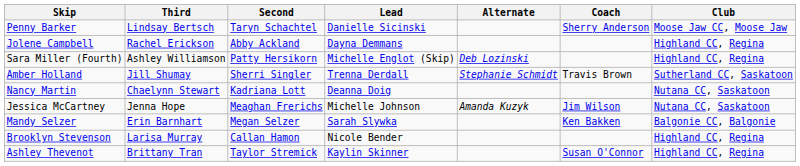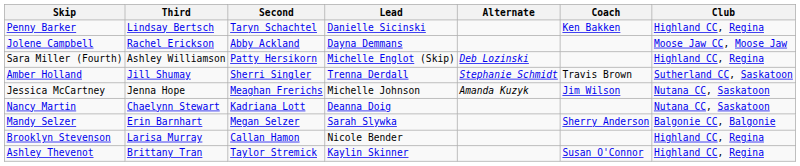(606, 28) Sherry Anderson -> (591, 28) Ken Bakken
(721, 28) Moose Jaw CC, Moose Jaw -> (709, 28) Highland CC, Regina
(709, 44) Highland CC, Regina -> (721, 44) Moose Jaw CC, Moose Jaw
rows swapped: (41, 91) <-> (56, 106)
(591, 122) Ken Bakken -> (606, 122) Sherry Anderson
